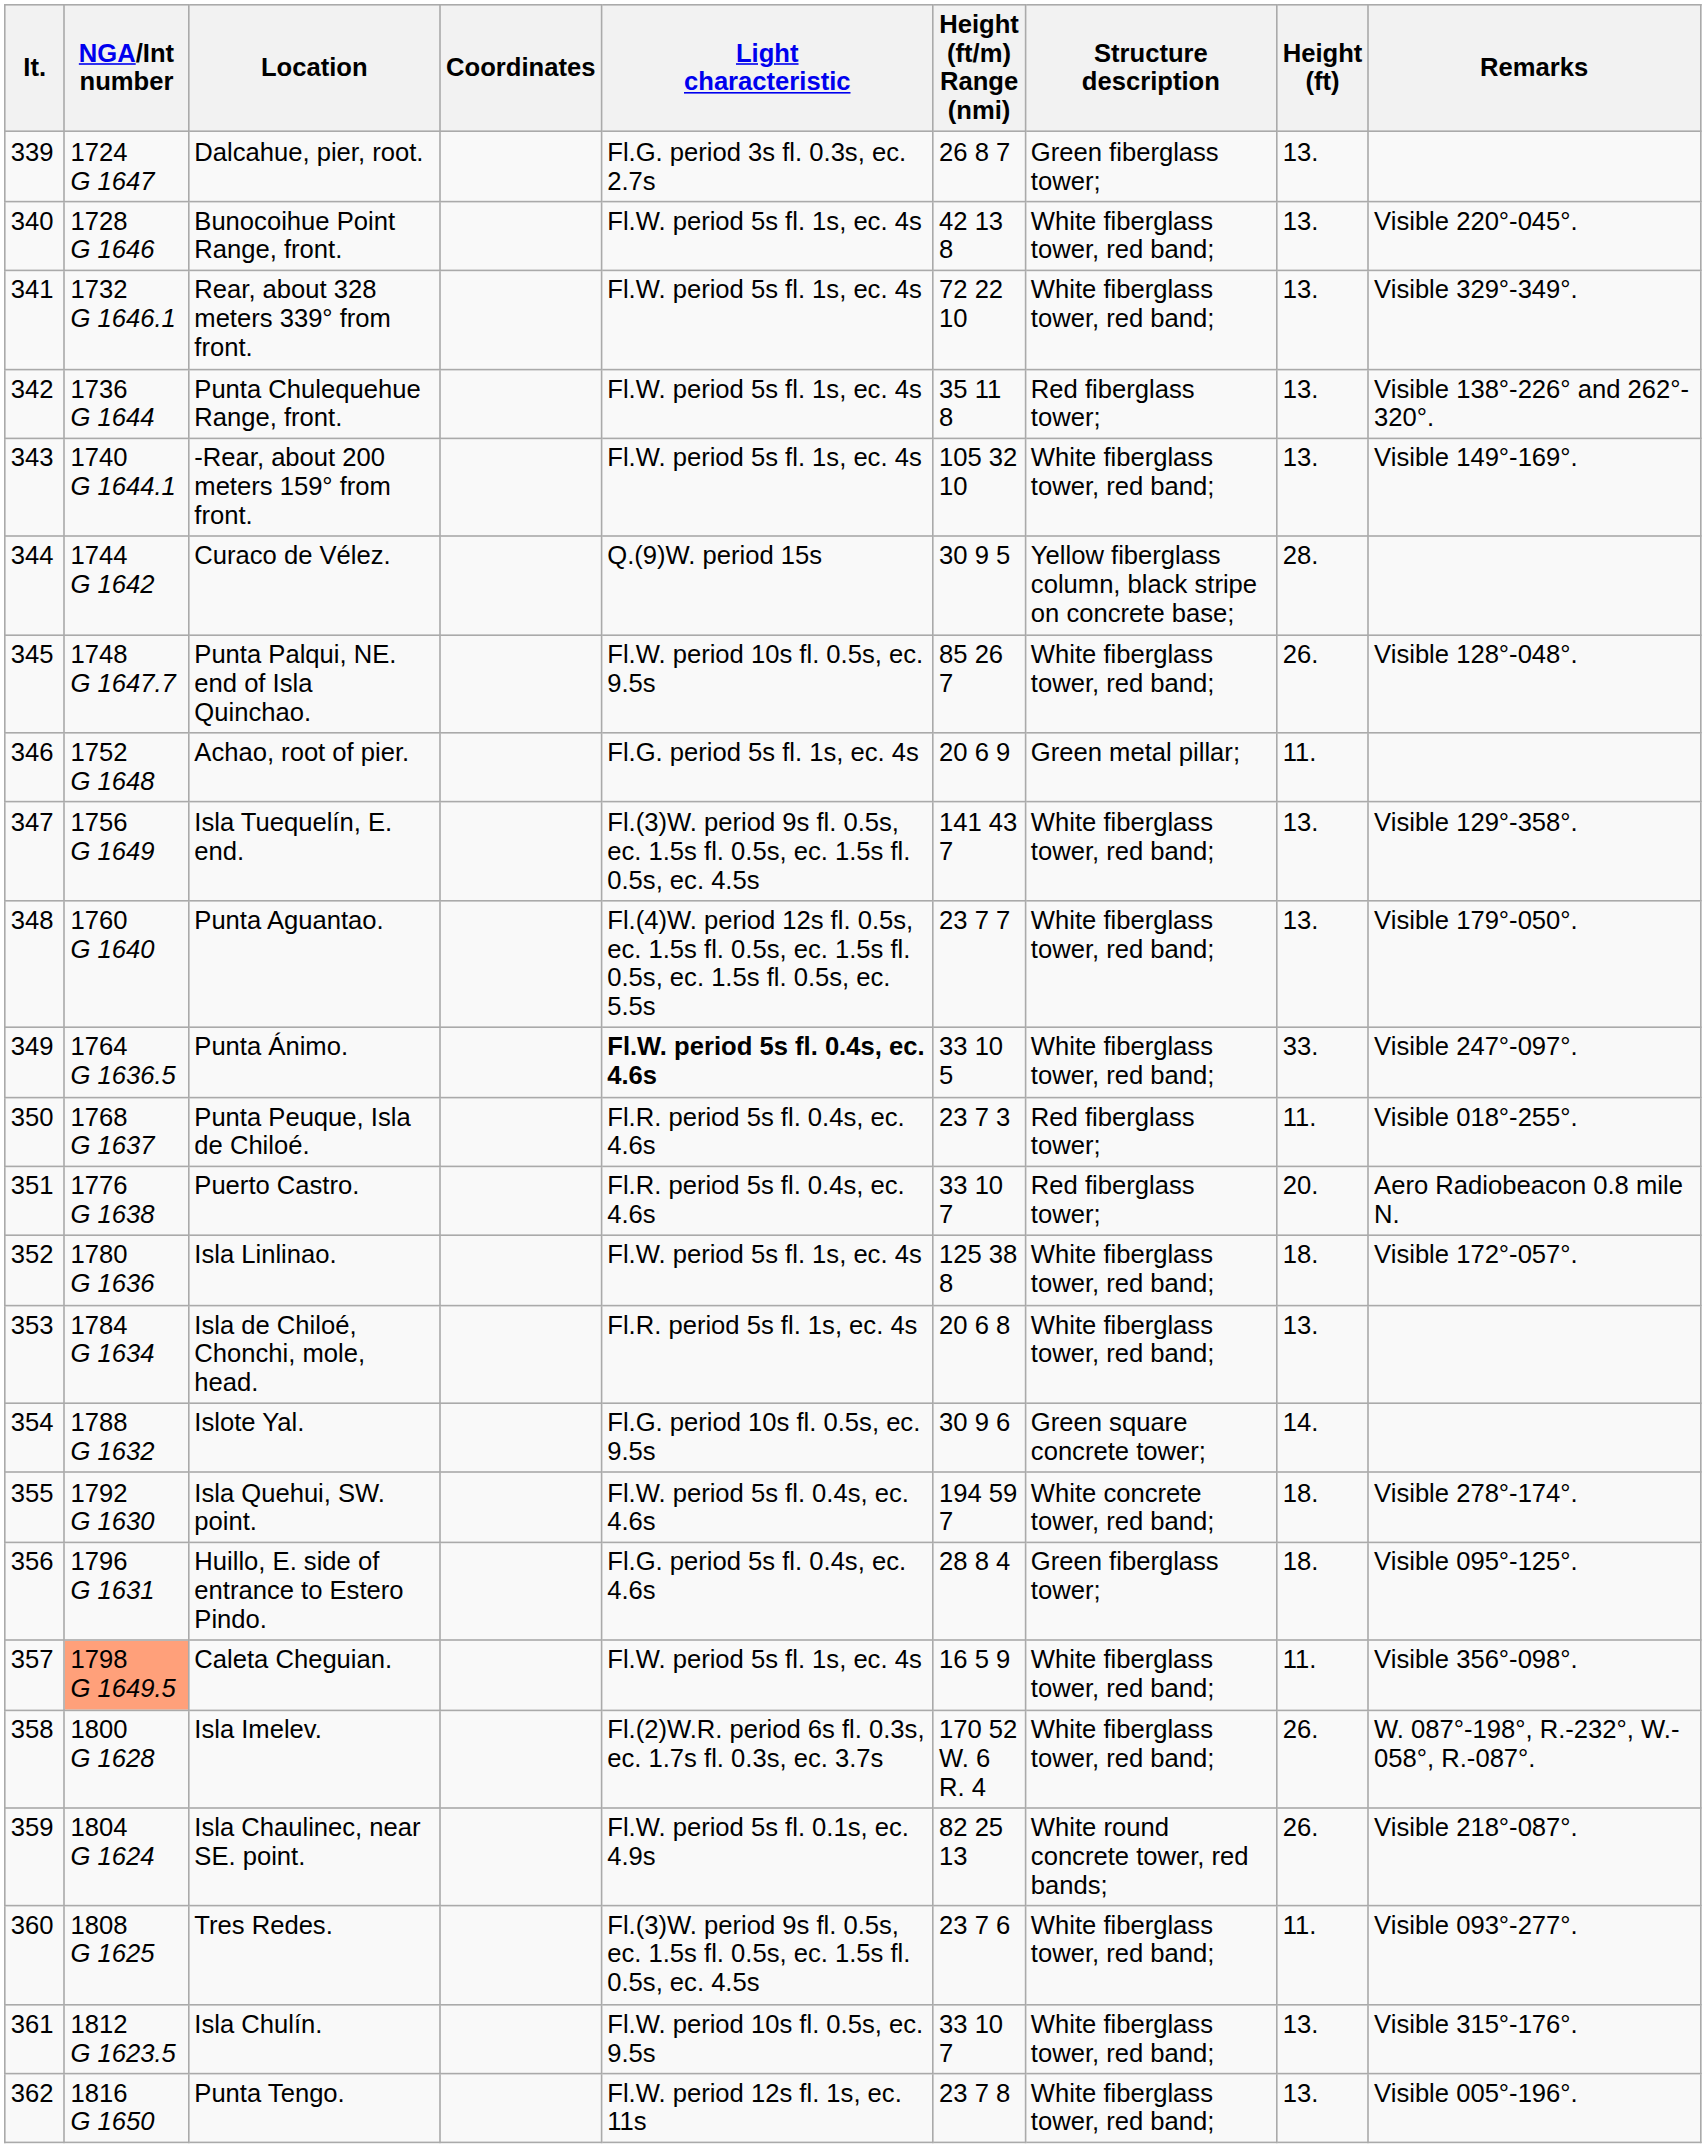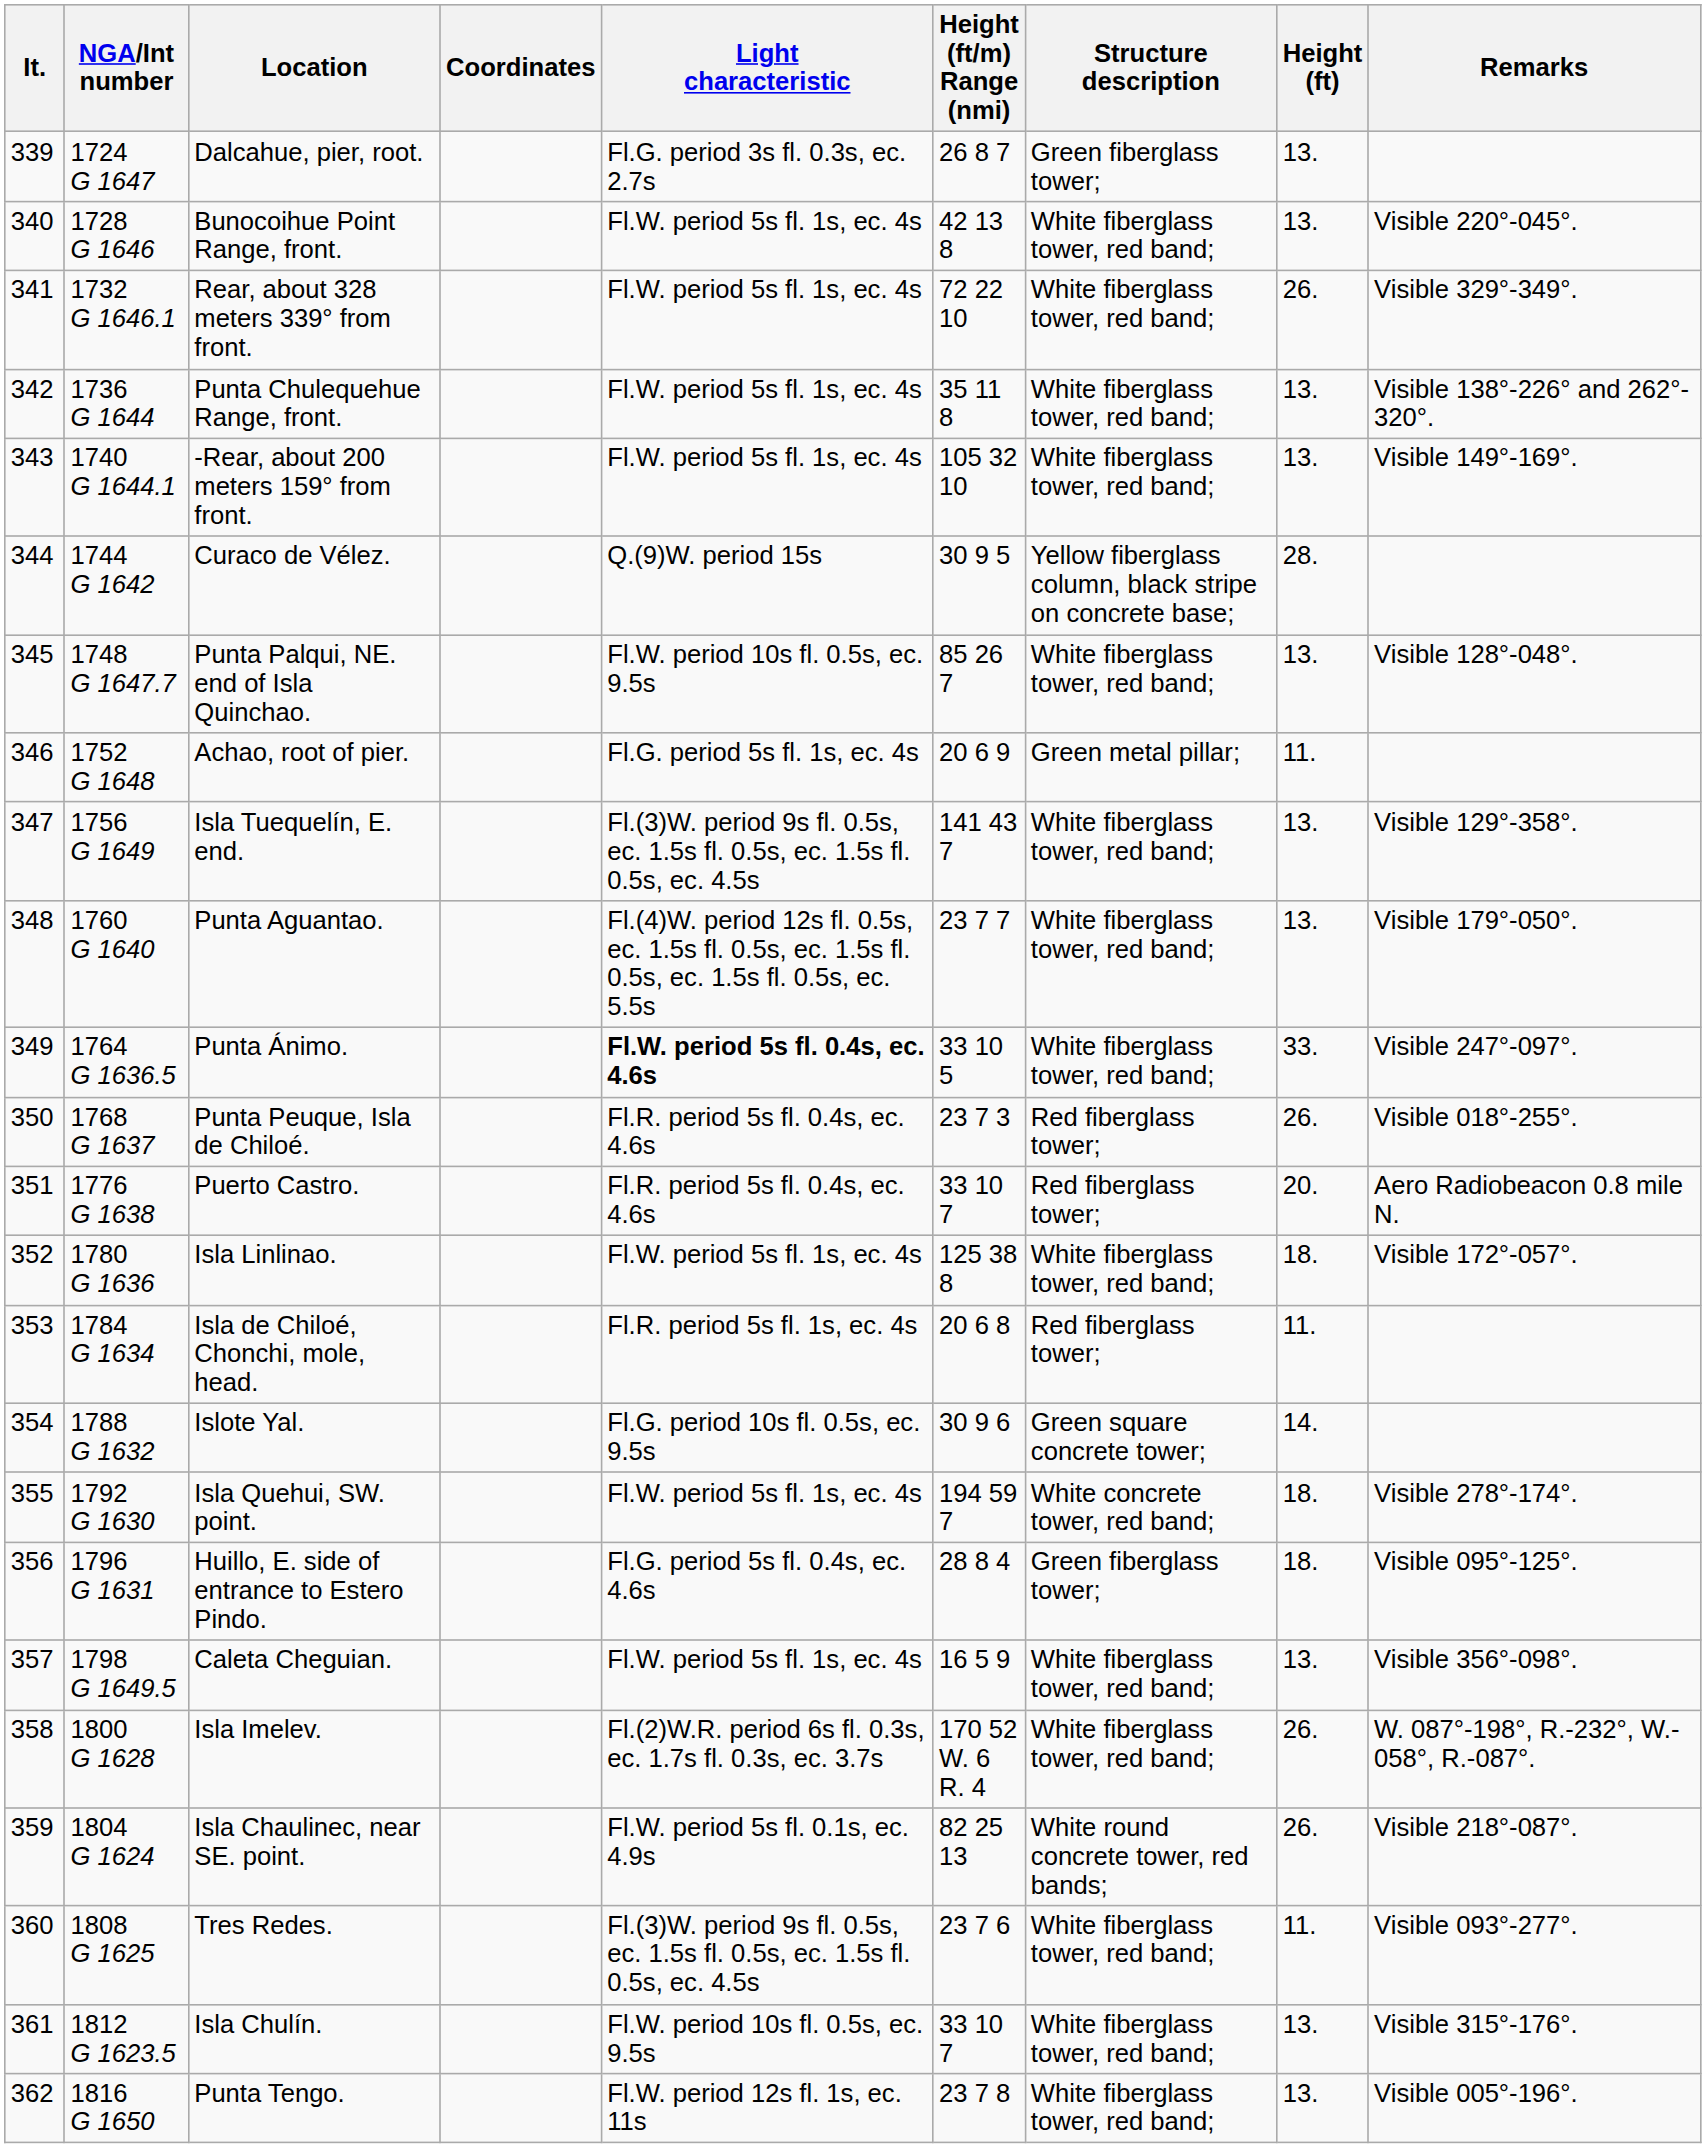(1300, 290) 13. -> (1300, 290) 26.
(1113, 403) Red fiberglass tower; -> (1123, 403) White fiberglass tower, red band;
(1300, 654) 26. -> (1300, 654) 13.
(1300, 1116) 11. -> (1300, 1116) 26.
(1123, 1339) White fiberglass tower, red band; -> (1113, 1339) Red fiberglass tower;
(1300, 1324) 13. -> (1300, 1324) 11.
(758, 1506) Fl.W. period 5s fl. 0.4s, ec. 4.6s -> (764, 1492) Fl.W. period 5s fl. 1s, ec. 4s
(123, 1674) lightsalmon background -> (123, 1674) no background
(1300, 1660) 11. -> (1300, 1660) 13.
